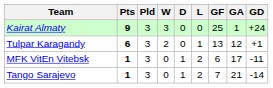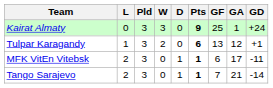columns swapped: (127, 12) <-> (200, 12)
